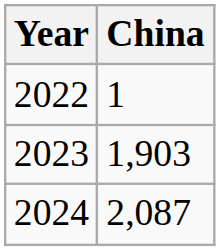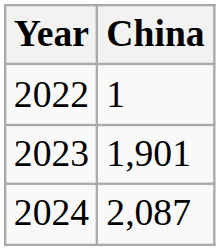(149, 153) 1,903 -> (149, 153) 1,901
